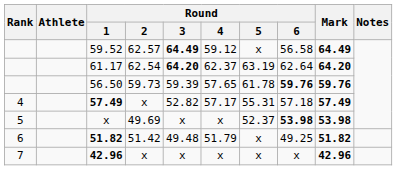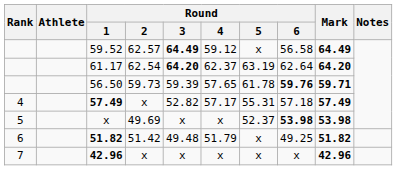(335, 85) 59.76 -> (335, 85) 59.71
